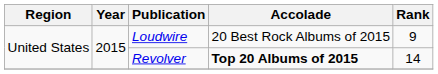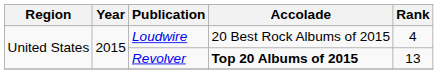(413, 36) 9 -> (413, 36) 4
(413, 58) 14 -> (413, 58) 13
